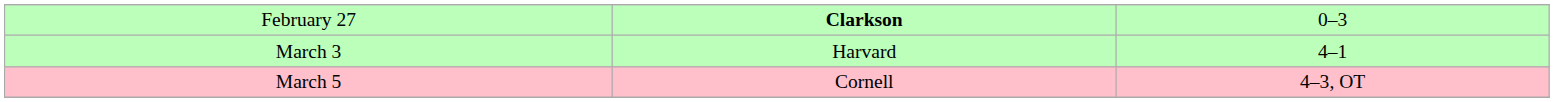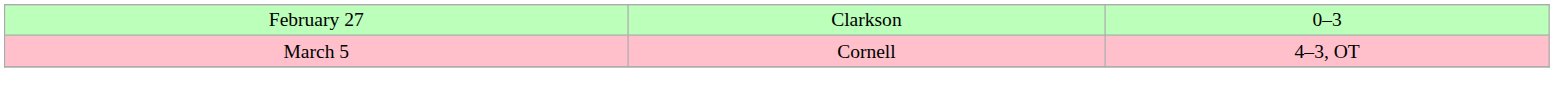(864, 19) bold -> (866, 19) normal
- row: (309, 50)
